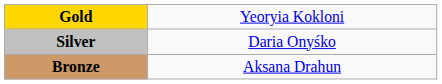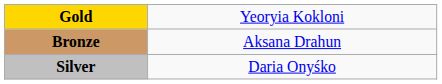rows swapped: (76, 41) <-> (76, 66)
